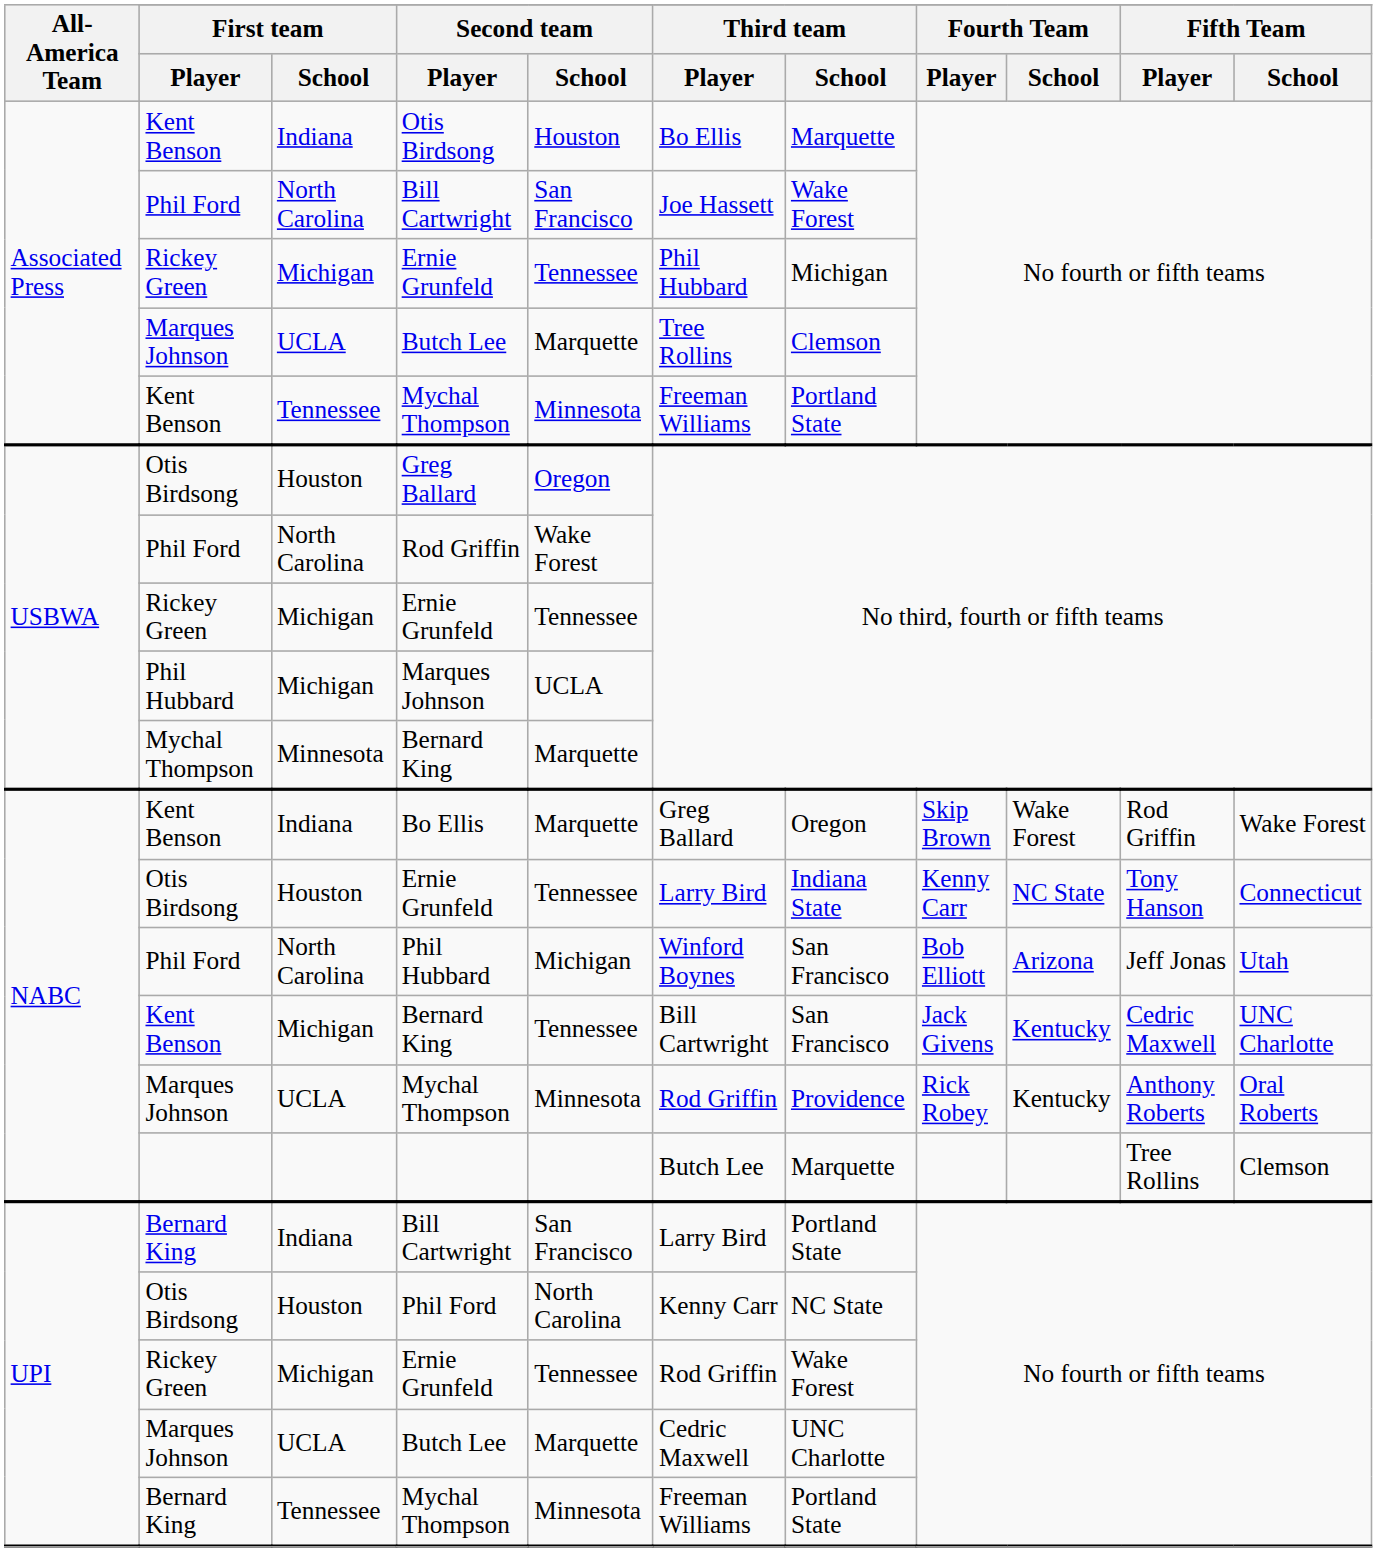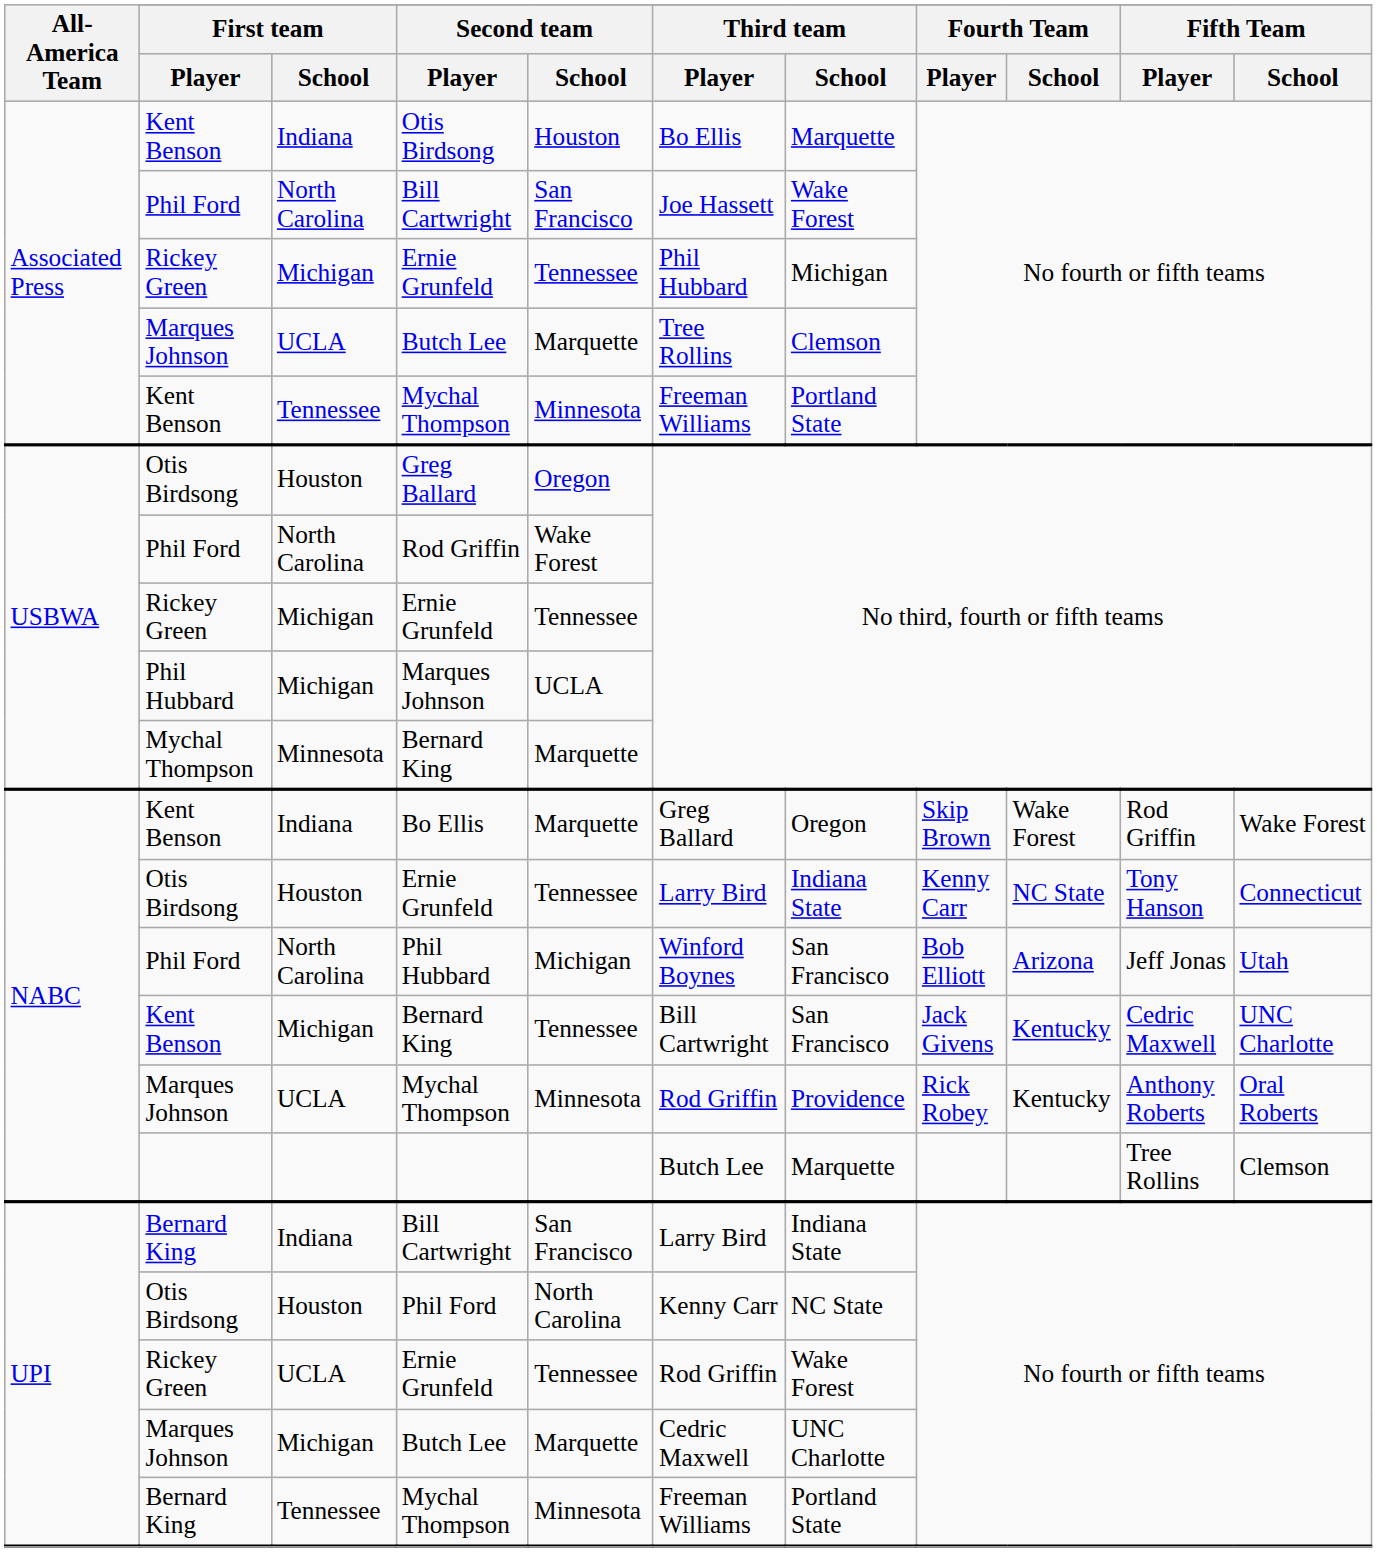(834, 1236) Portland State -> (829, 1236) Indiana State
(325, 1374) Michigan -> (311, 1374) UCLA
(311, 1442) UCLA -> (325, 1442) Michigan
